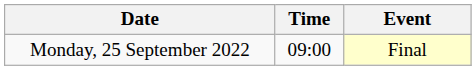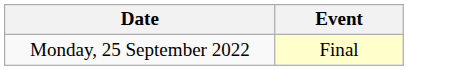- column: (309, 19)
